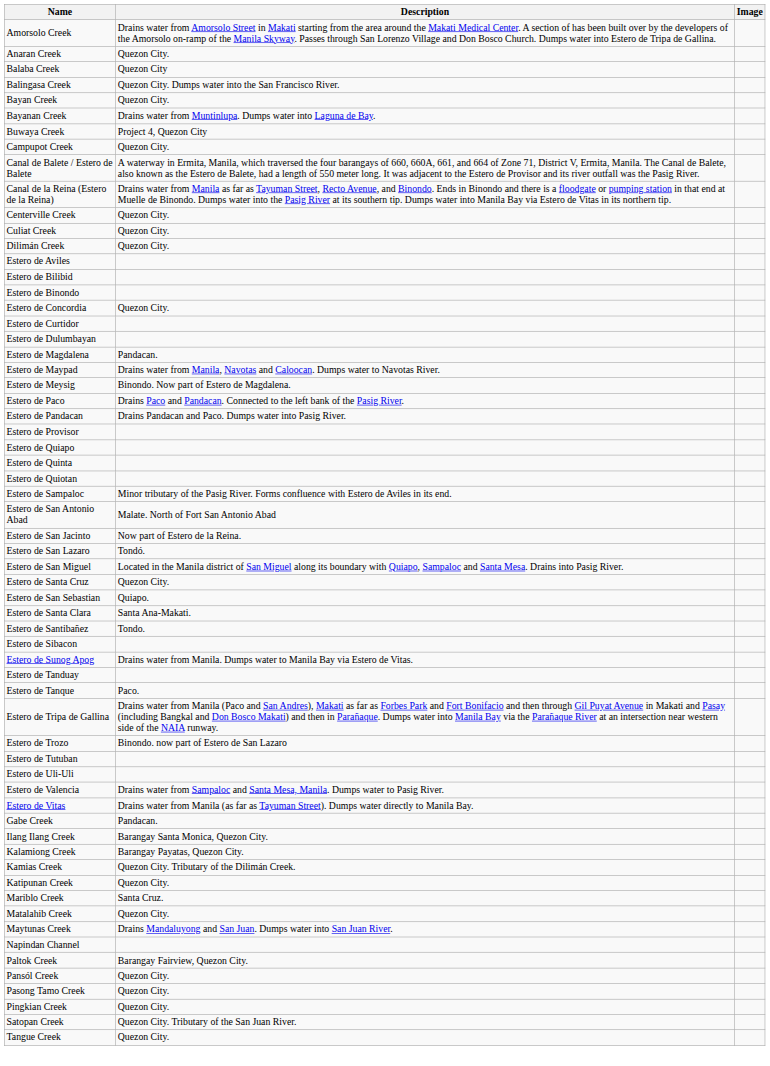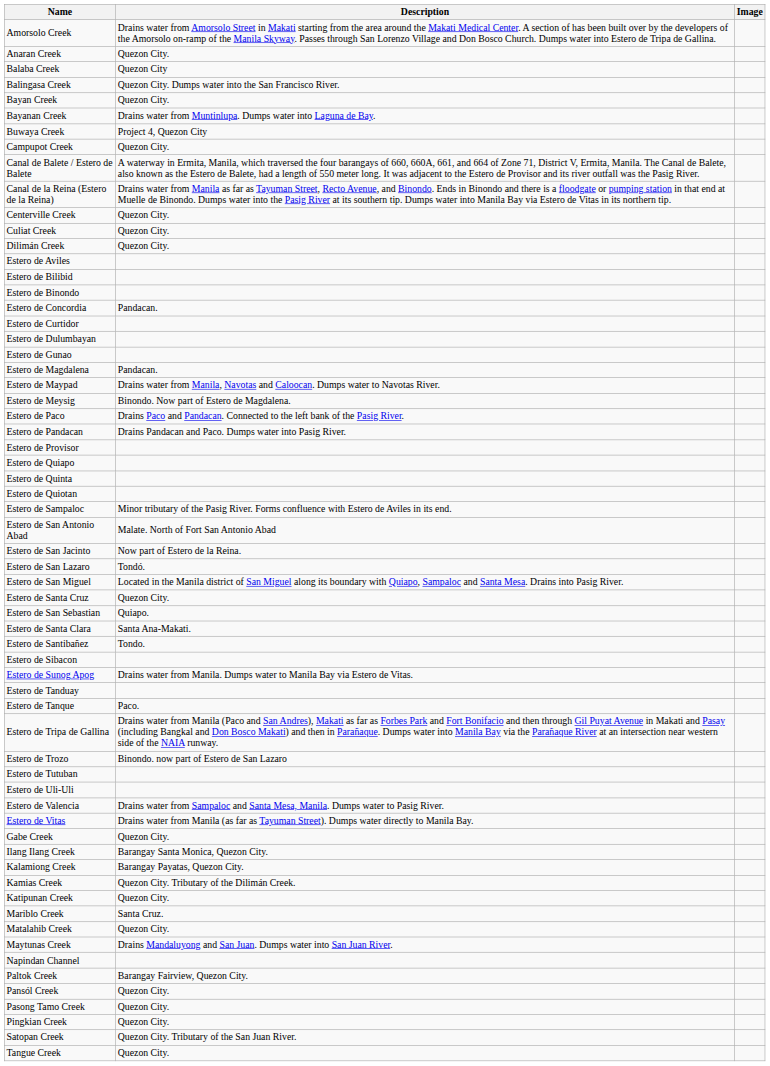(144, 308) Quezon City. -> (138, 308) Pandacan.
+ row: (39, 354)
(138, 821) Pandacan. -> (144, 836) Quezon City.
